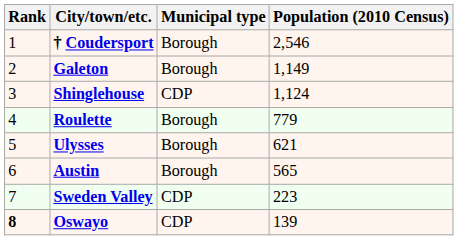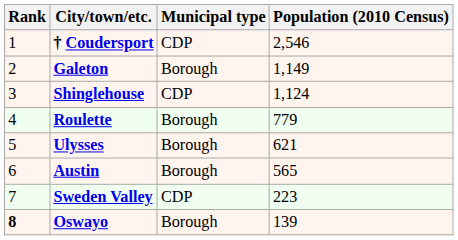(189, 42) Borough -> (177, 42) CDP
(177, 222) CDP -> (189, 222) Borough
